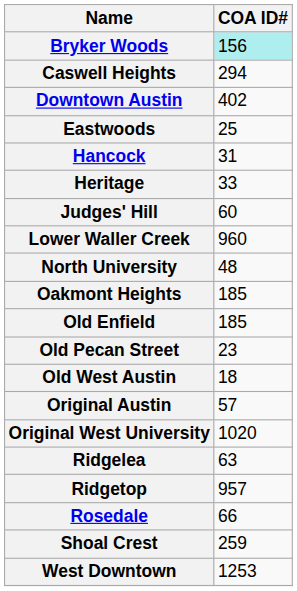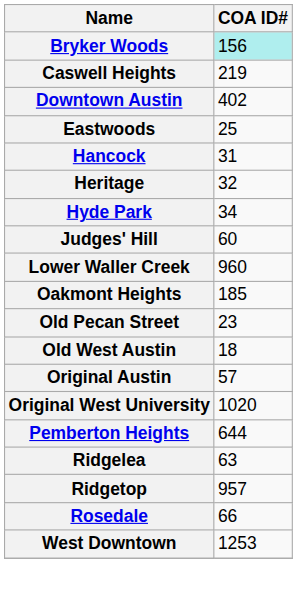(232, 73) 294 -> (232, 73) 219
(228, 184) 33 -> (228, 184) 32
+ row: (109, 211)
- row: (109, 267)
- row: (109, 322)
+ row: (109, 433)
- row: (109, 543)
